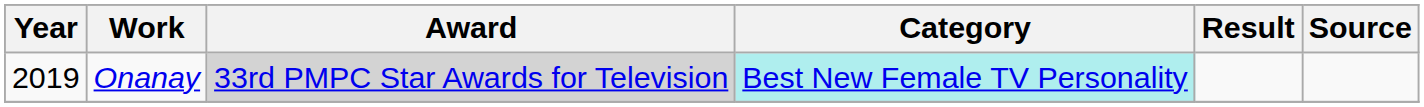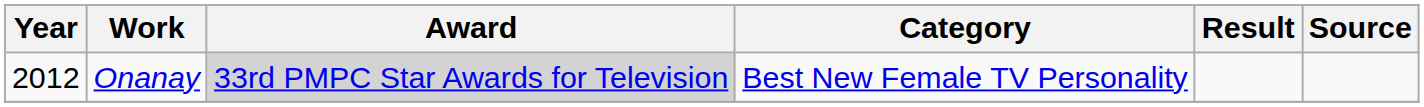(46, 76) 2019 -> (46, 76) 2012
(965, 76) paleturquoise background -> (965, 76) no background
